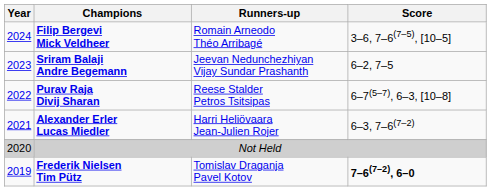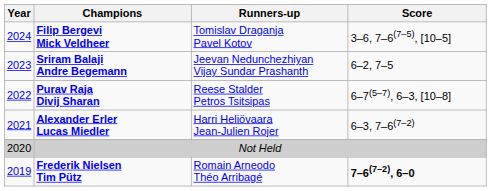(234, 37) Romain Arneodo Théo Arribagé -> (239, 37) Tomislav Draganja Pavel Kotov
(239, 172) Tomislav Draganja Pavel Kotov -> (234, 172) Romain Arneodo Théo Arribagé
